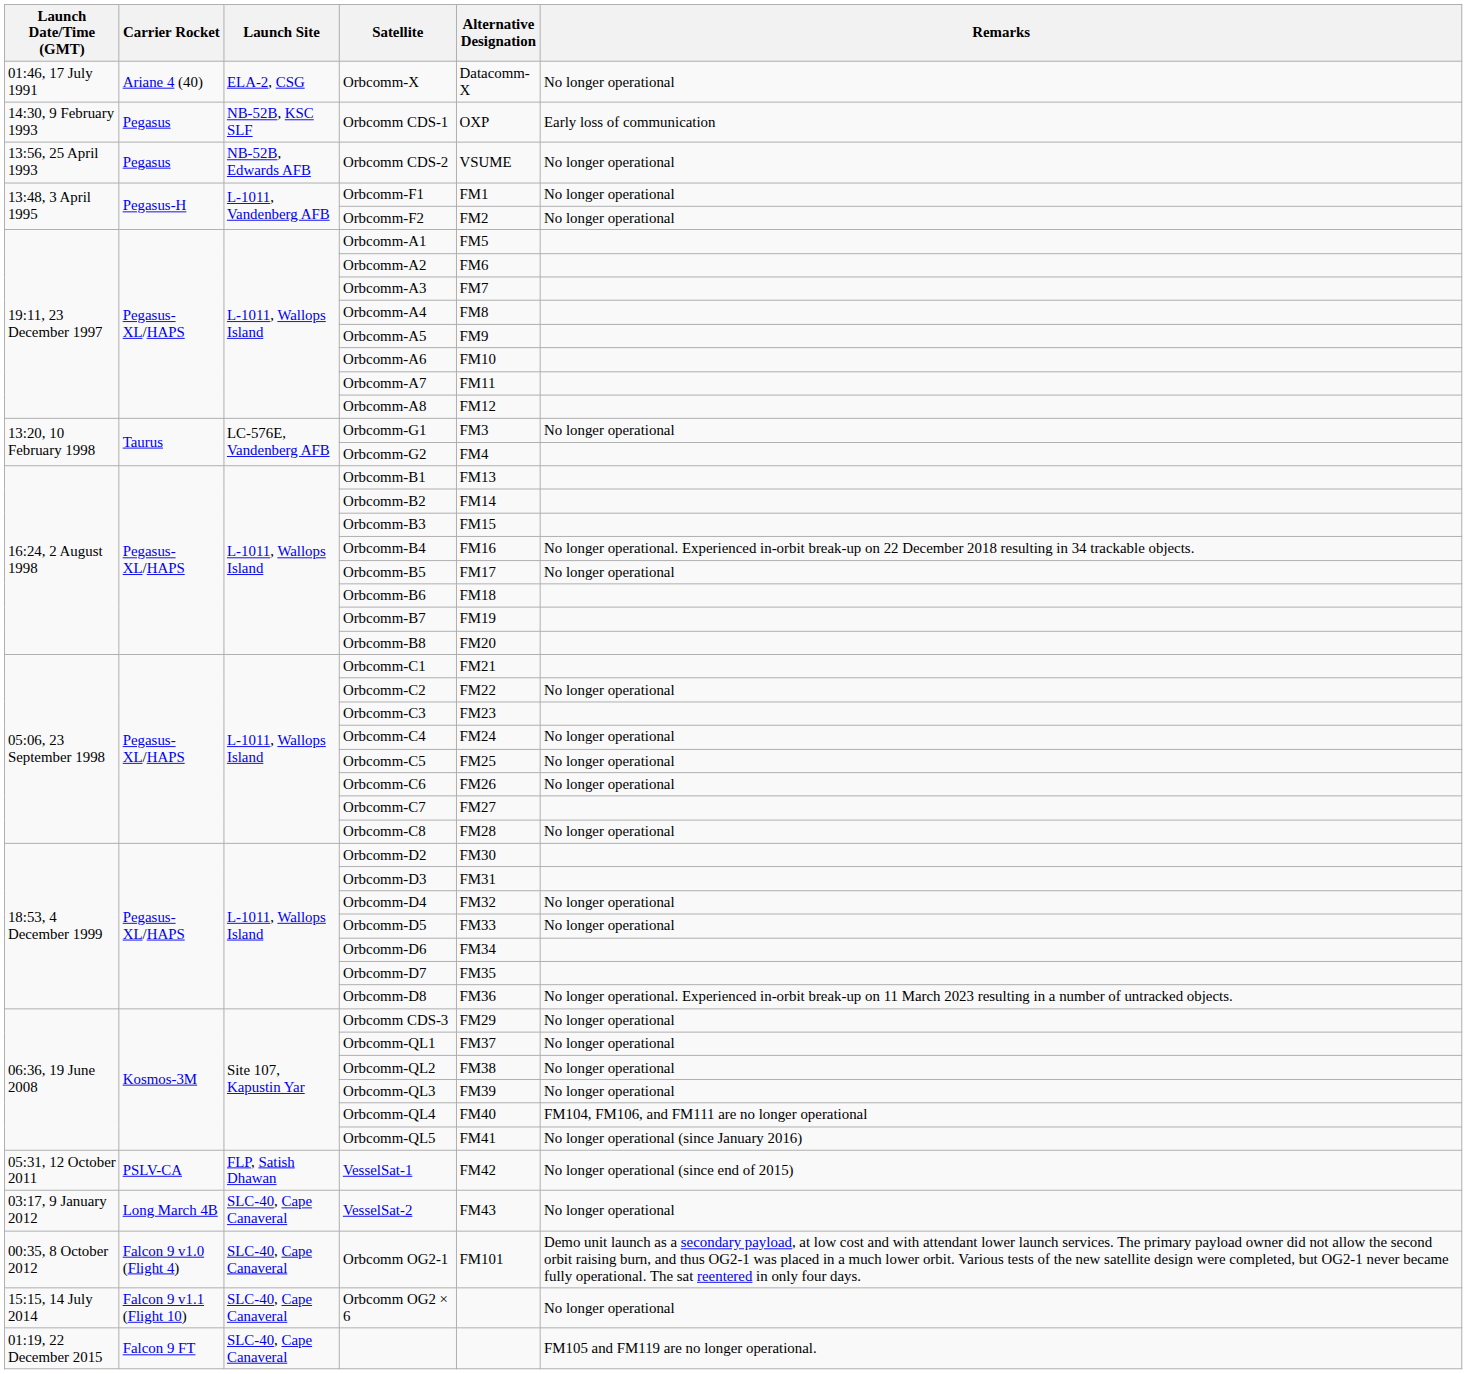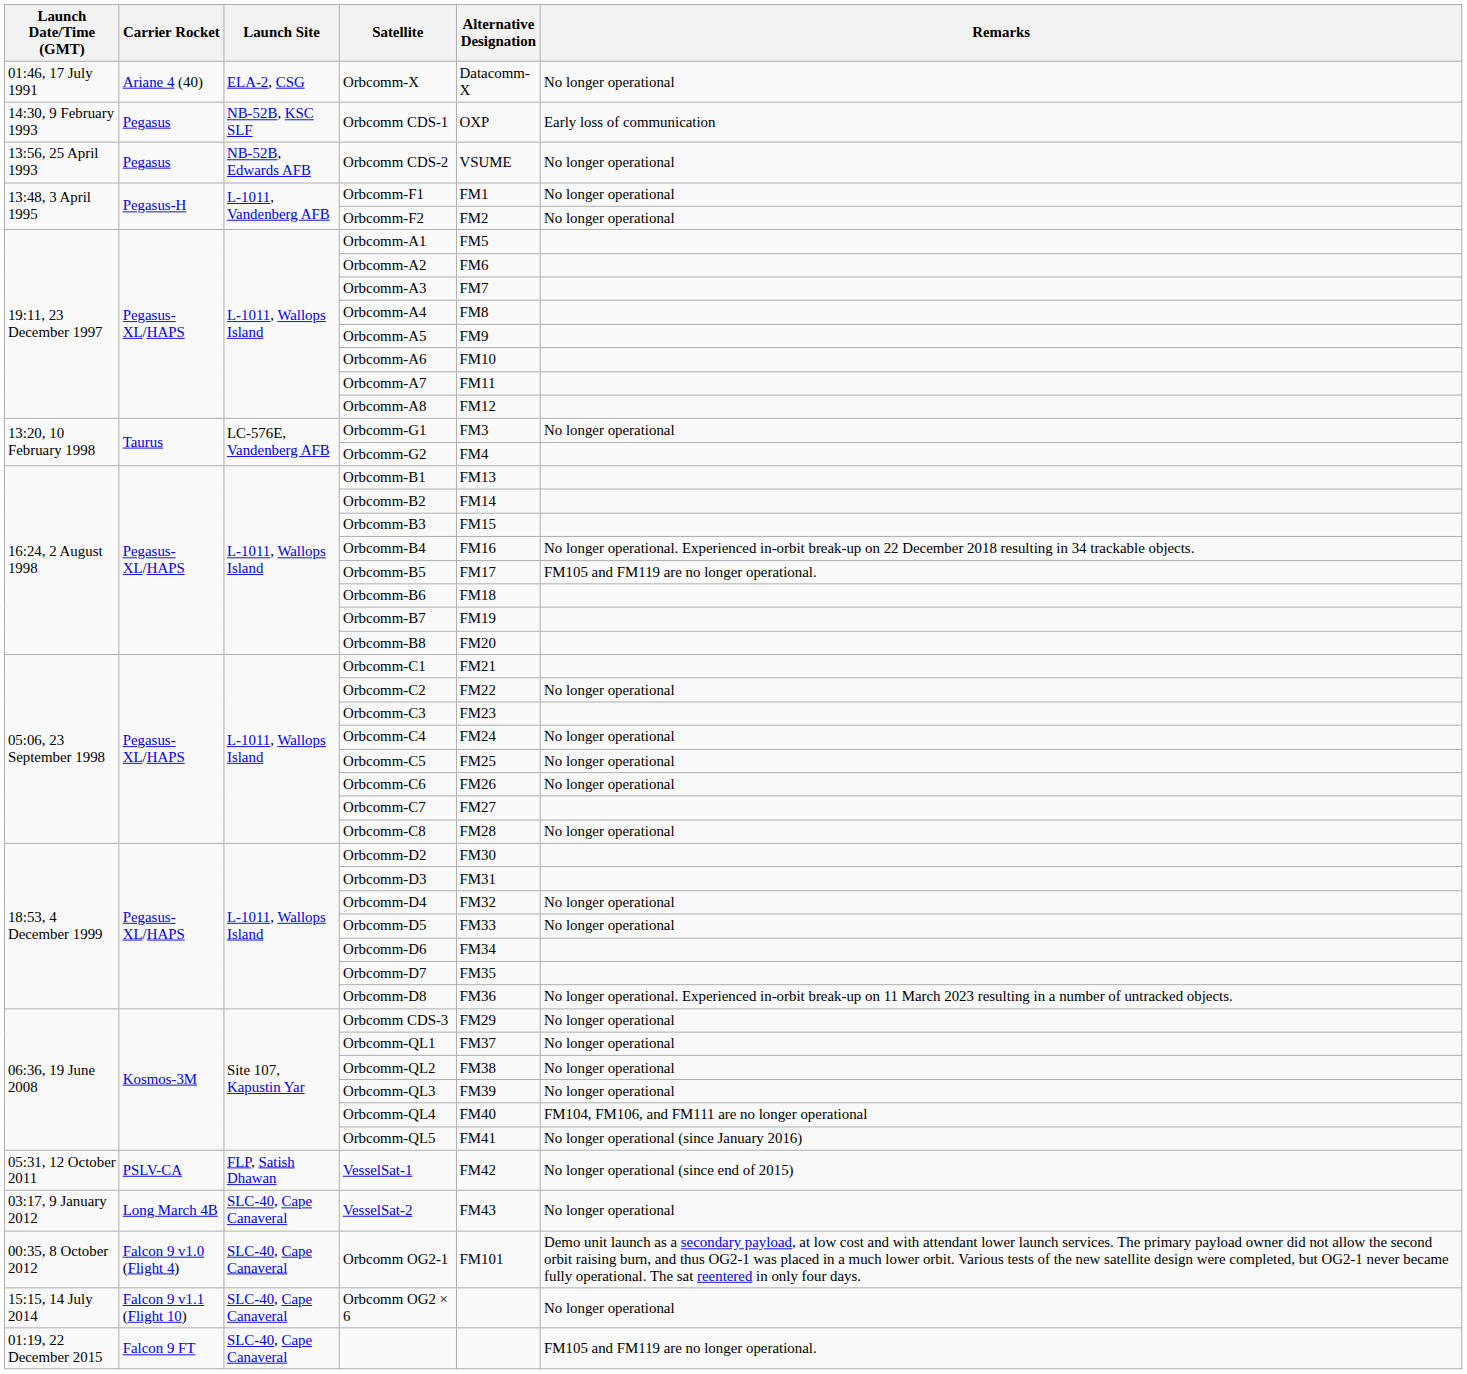(609, 571) No longer operational -> (680, 571) FM105 and FM119 are no longer operational.
